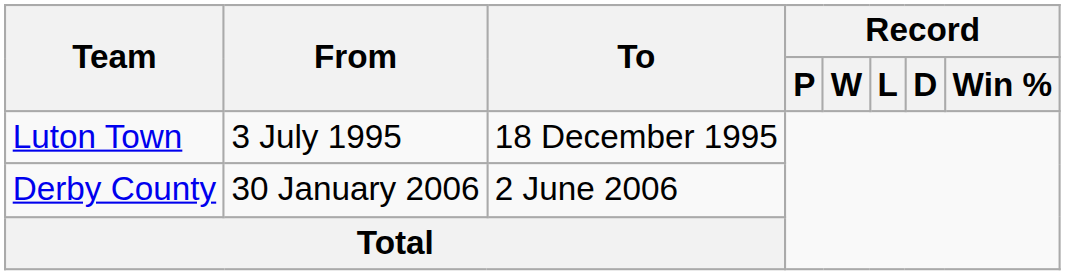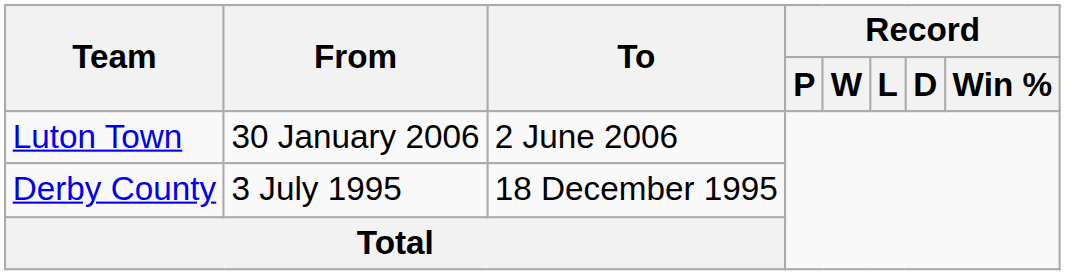(317, 136) 3 July 1995 -> (356, 136) 30 January 2006
(636, 136) 18 December 1995 -> (586, 136) 2 June 2006
(356, 189) 30 January 2006 -> (317, 189) 3 July 1995
(586, 189) 2 June 2006 -> (636, 189) 18 December 1995
